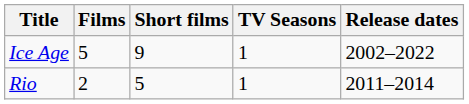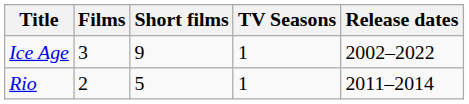(83, 51) 5 -> (83, 51) 3
